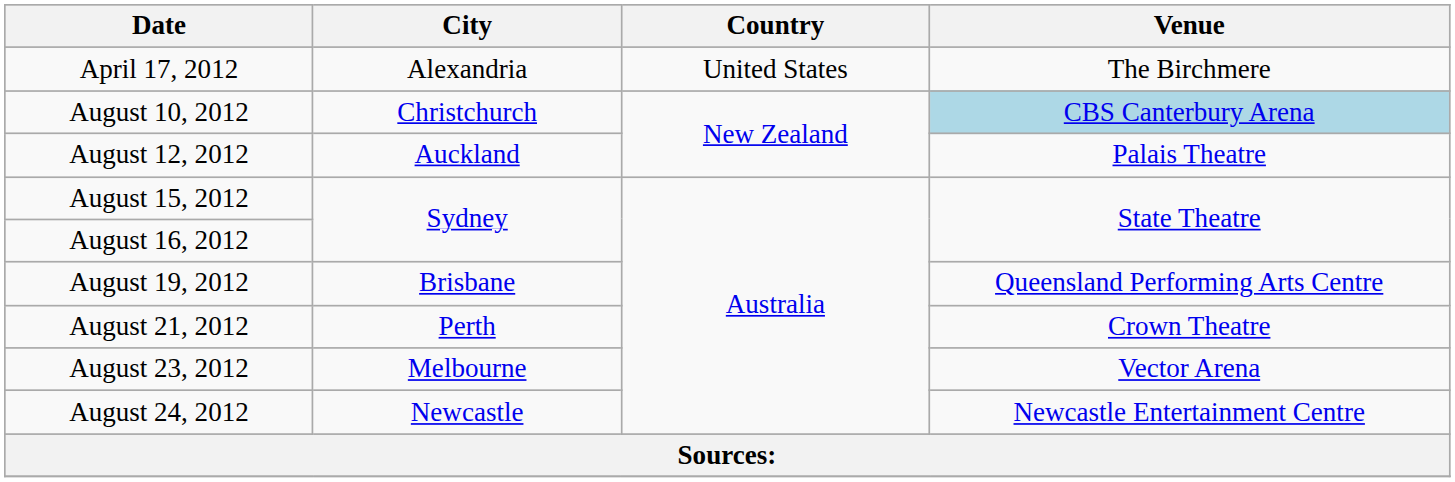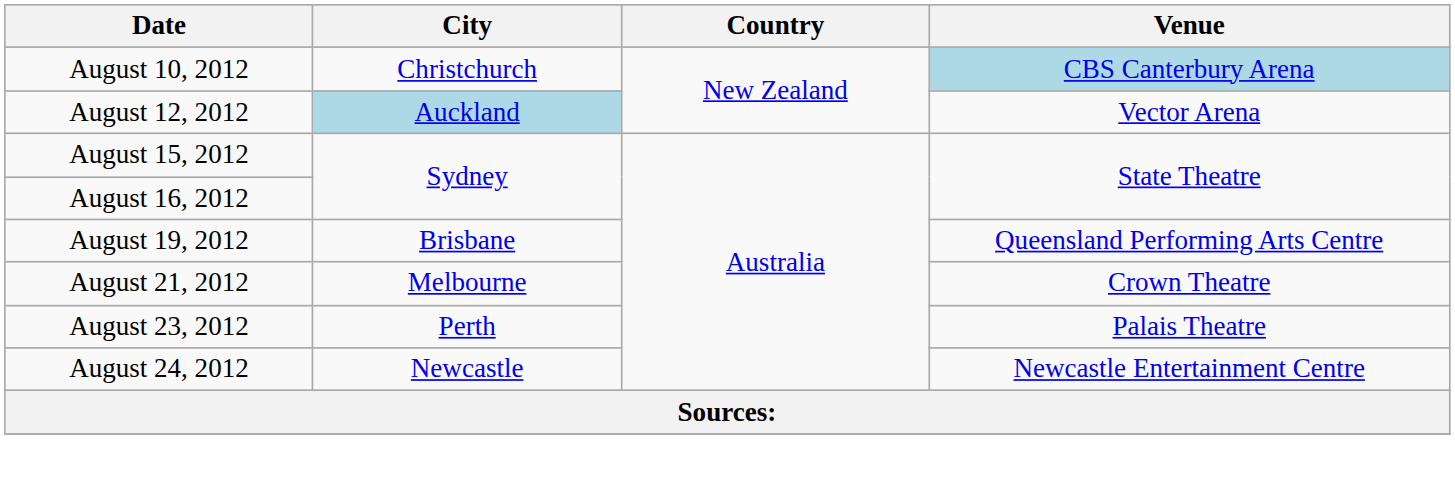- row: (159, 68)
(467, 154) no background -> (467, 111) lightblue background
(1189, 154) Palais Theatre -> (1189, 111) Vector Arena
(467, 326) Perth -> (467, 283) Melbourne
(467, 369) Melbourne -> (467, 326) Perth
(1189, 369) Vector Arena -> (1189, 326) Palais Theatre
